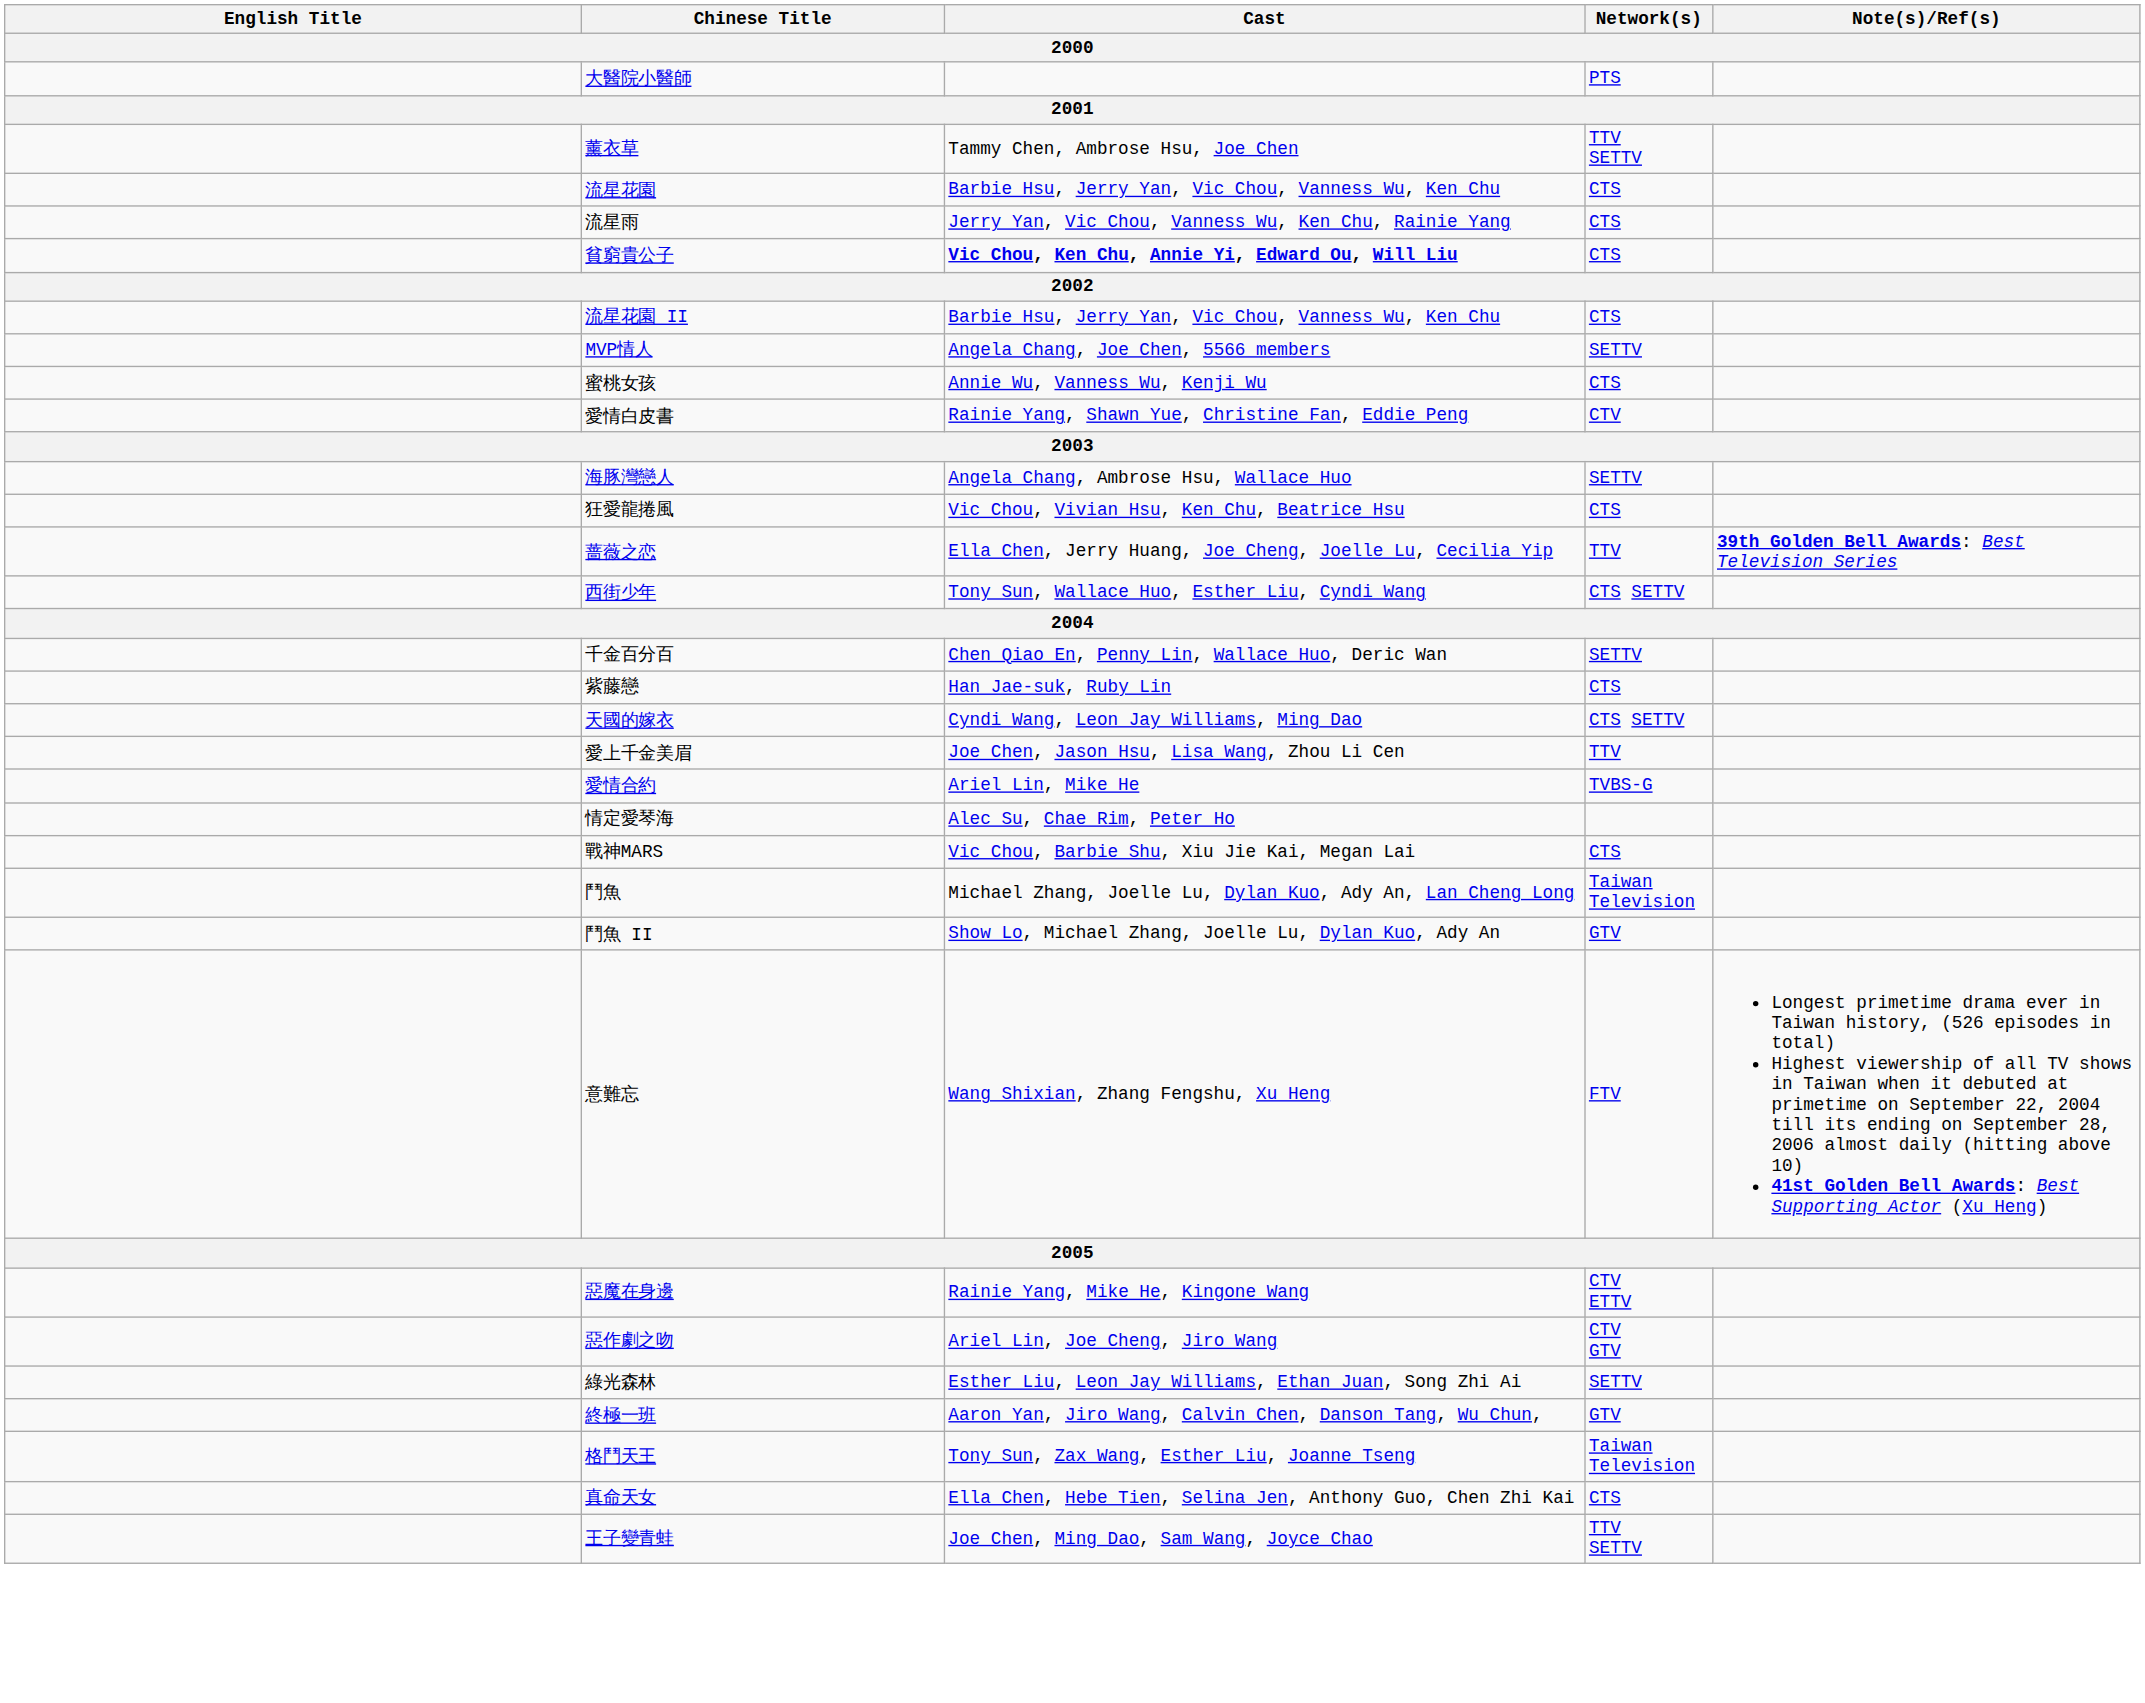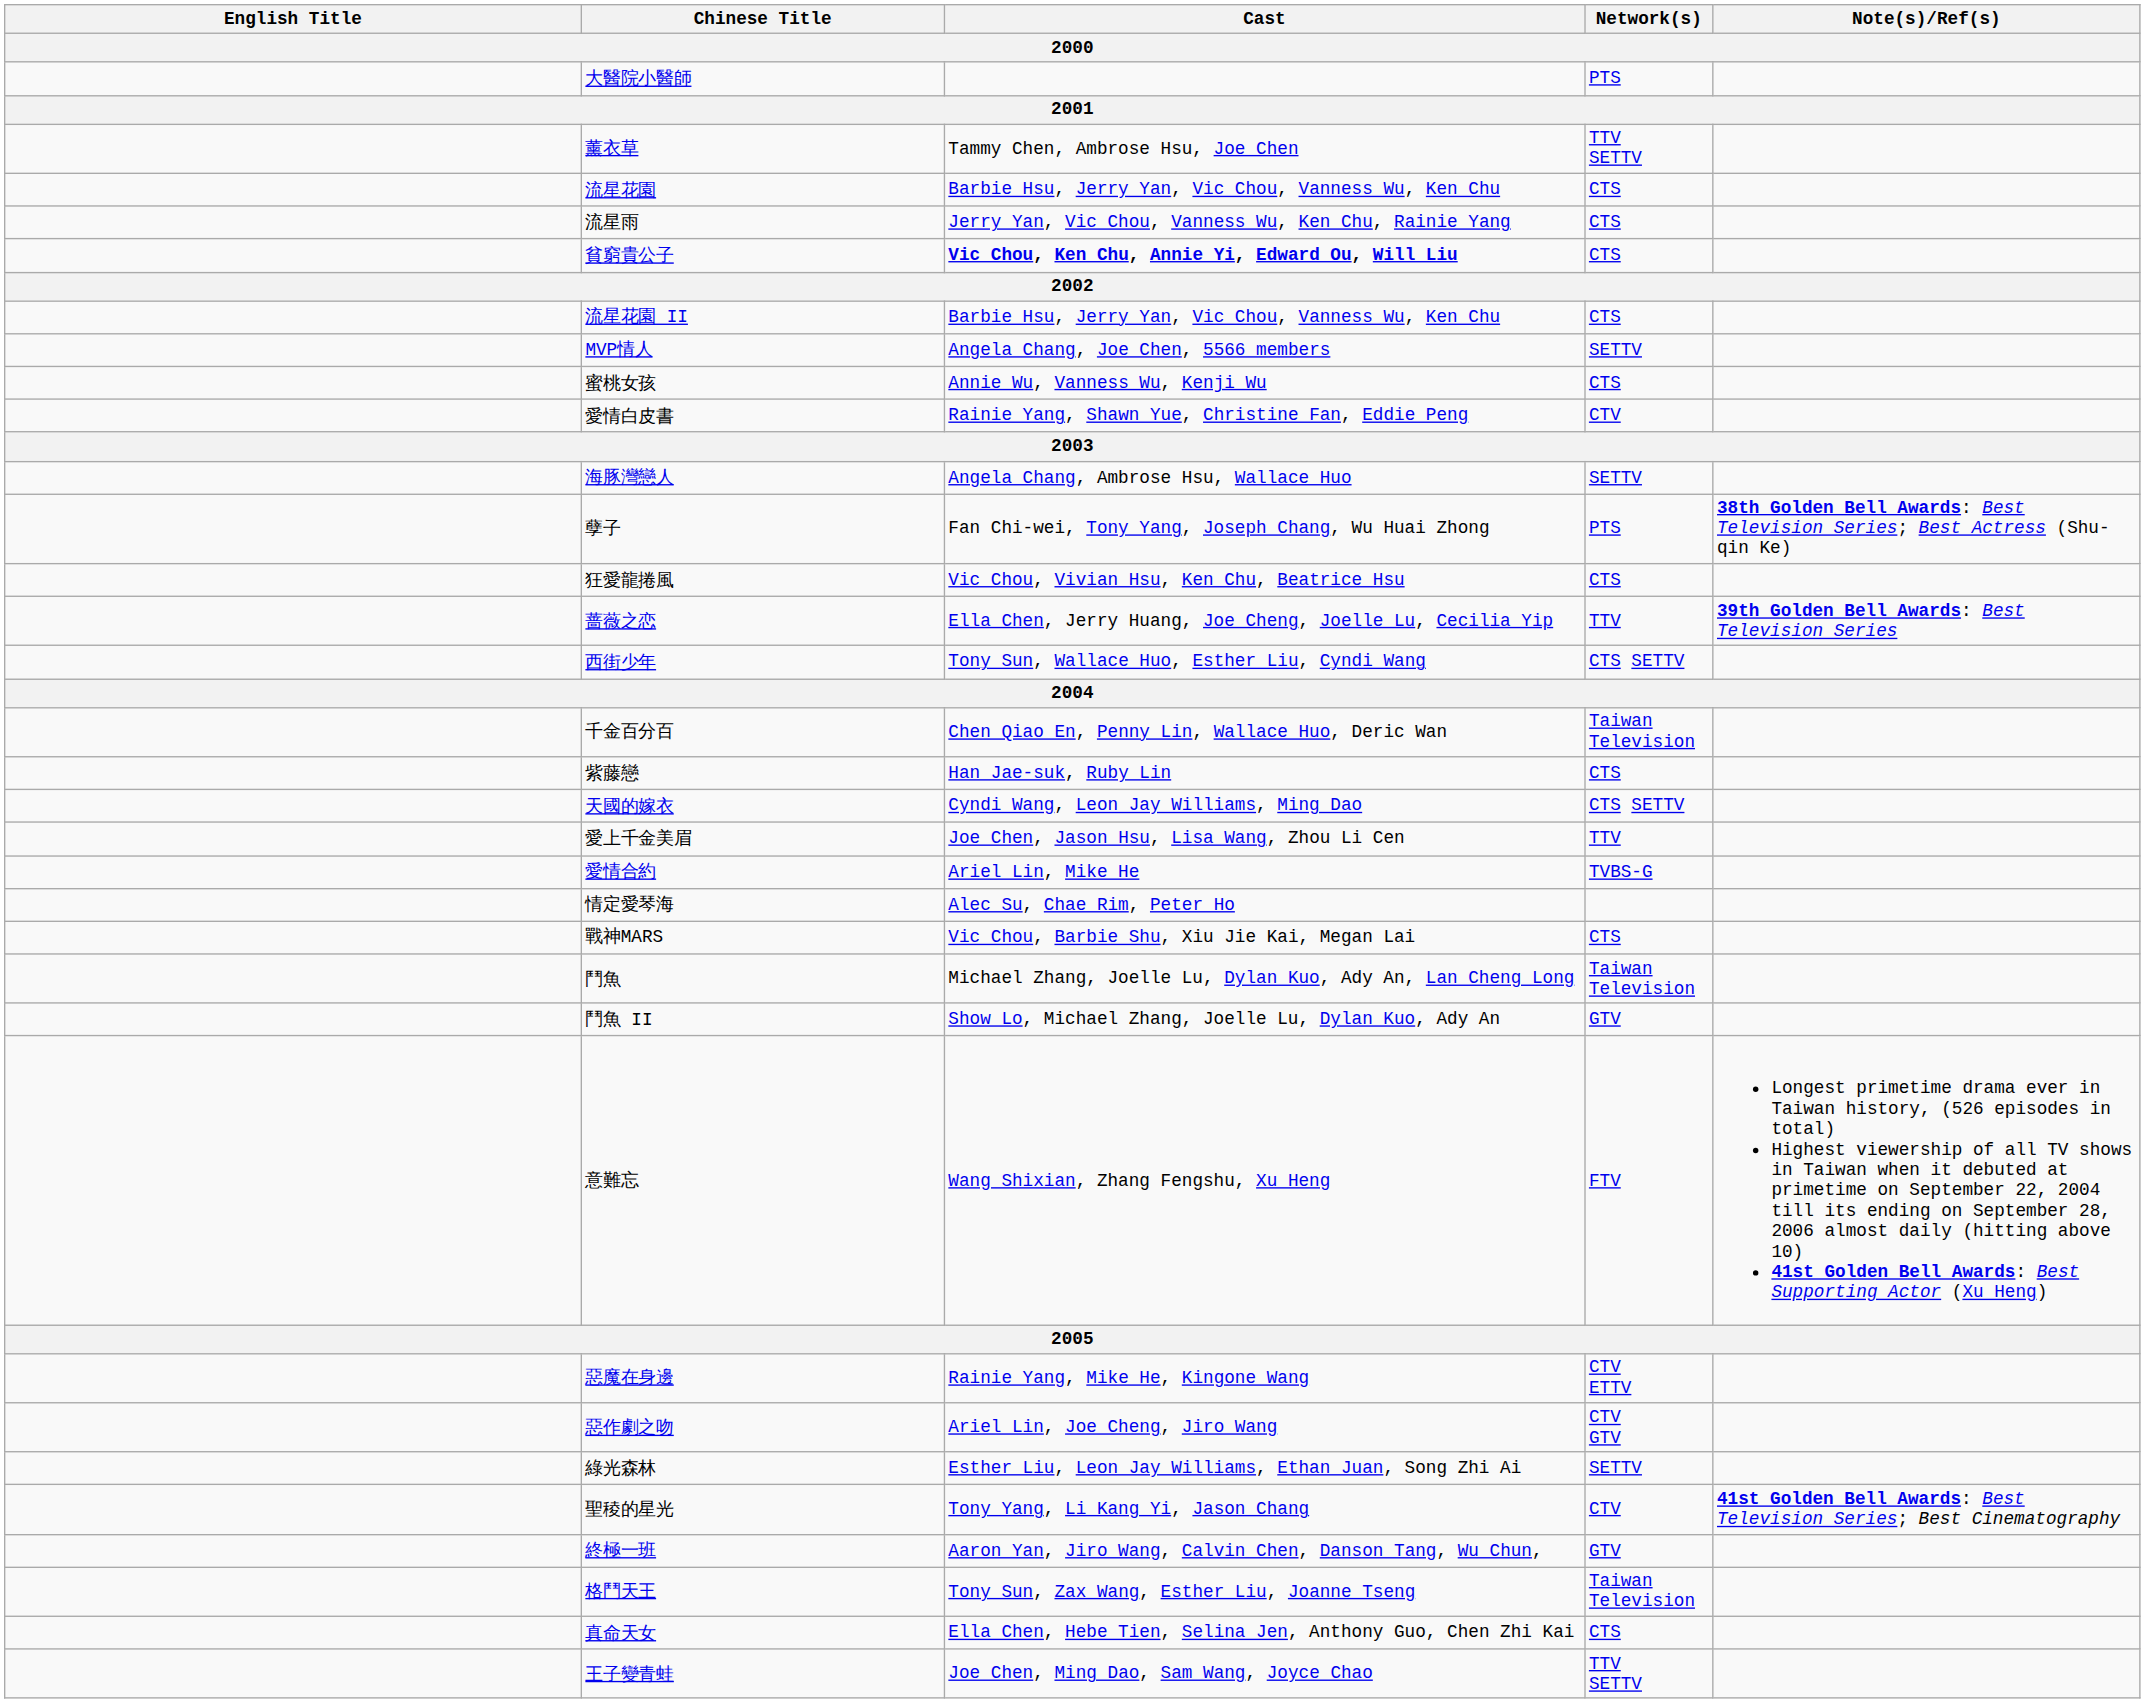+ row: (603, 530)
(1615, 654) SETTV -> (1642, 732) Taiwan Television
+ row: (630, 1510)
